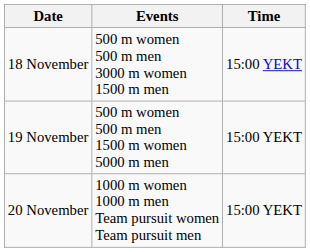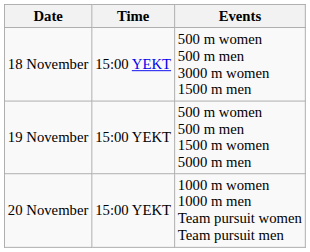columns swapped: (264, 16) <-> (157, 16)
